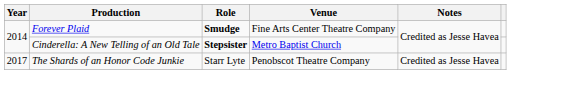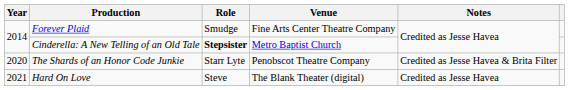(222, 28) bold -> (221, 28) normal
(17, 61) 2017 -> (17, 61) 2020
(449, 61) Credited as Jesse Havea -> (479, 61) Credited as Jesse Havea & Brita Filter
+ row: (61, 77)
